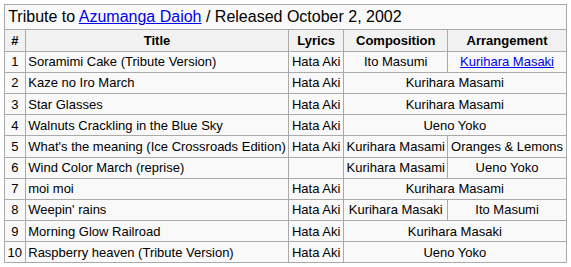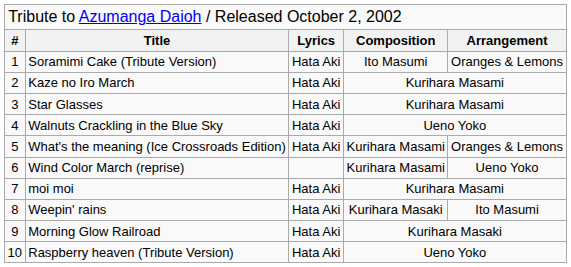(507, 62) Kurihara Masaki -> (507, 62) Oranges & Lemons
